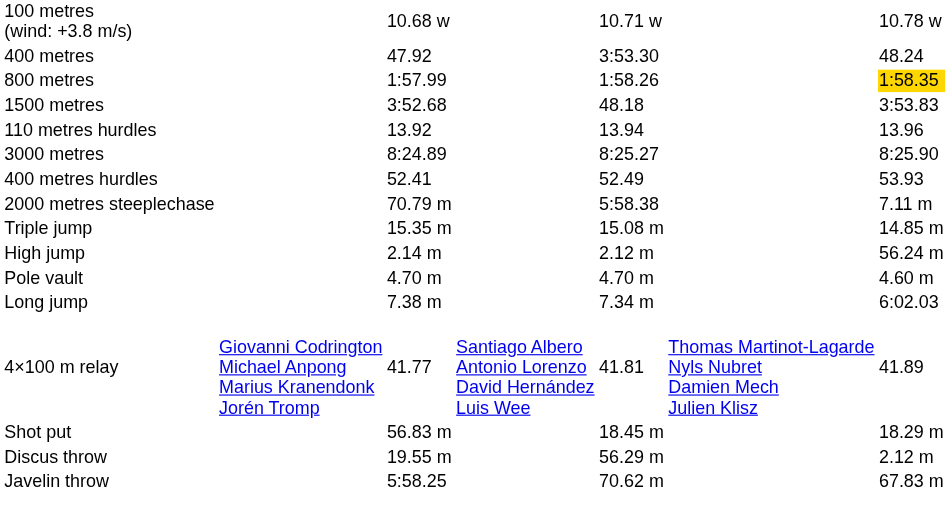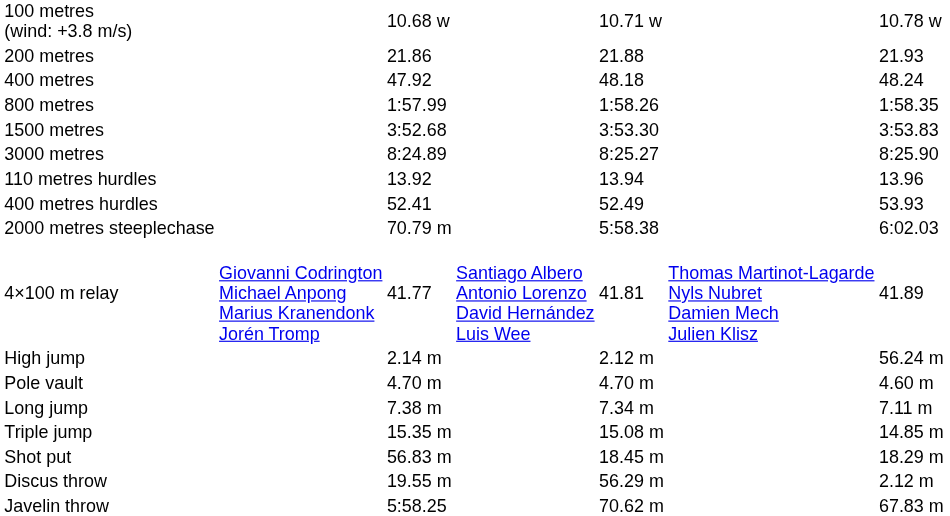+ row: (49, 56)
(629, 56) 3:53.30 -> (621, 80) 48.18
(909, 80) gold background -> (909, 105) no background
(621, 105) 48.18 -> (629, 130) 3:53.30
rows swapped: (54, 154) <-> (80, 130)
(906, 204) 7.11 m -> (909, 228) 6:02.03
rows swapped: (61, 367) <-> (48, 228)
(909, 302) 6:02.03 -> (906, 407) 7.11 m
